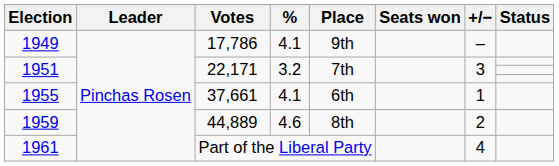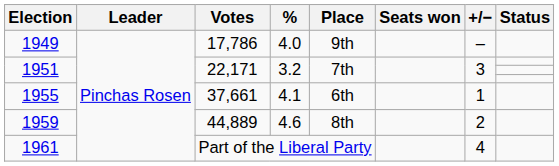(290, 43) 4.1 -> (290, 43) 4.0
